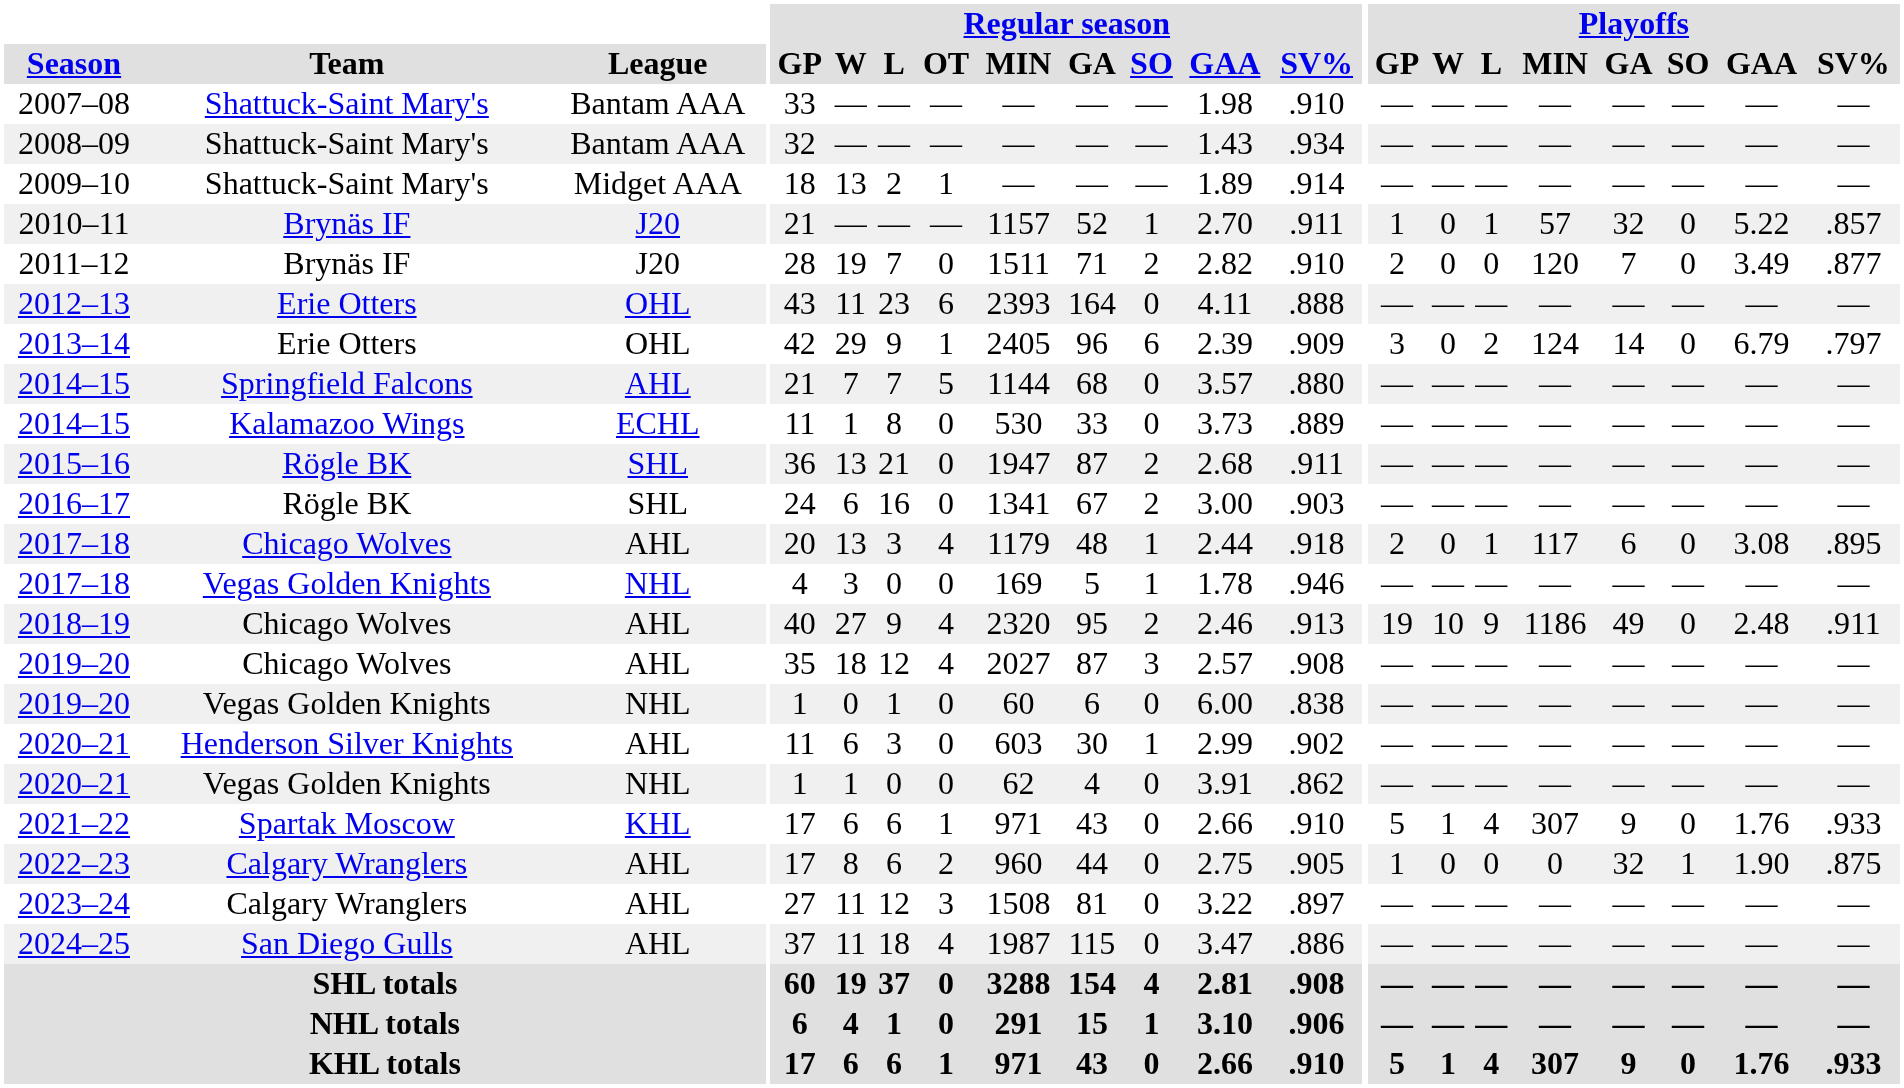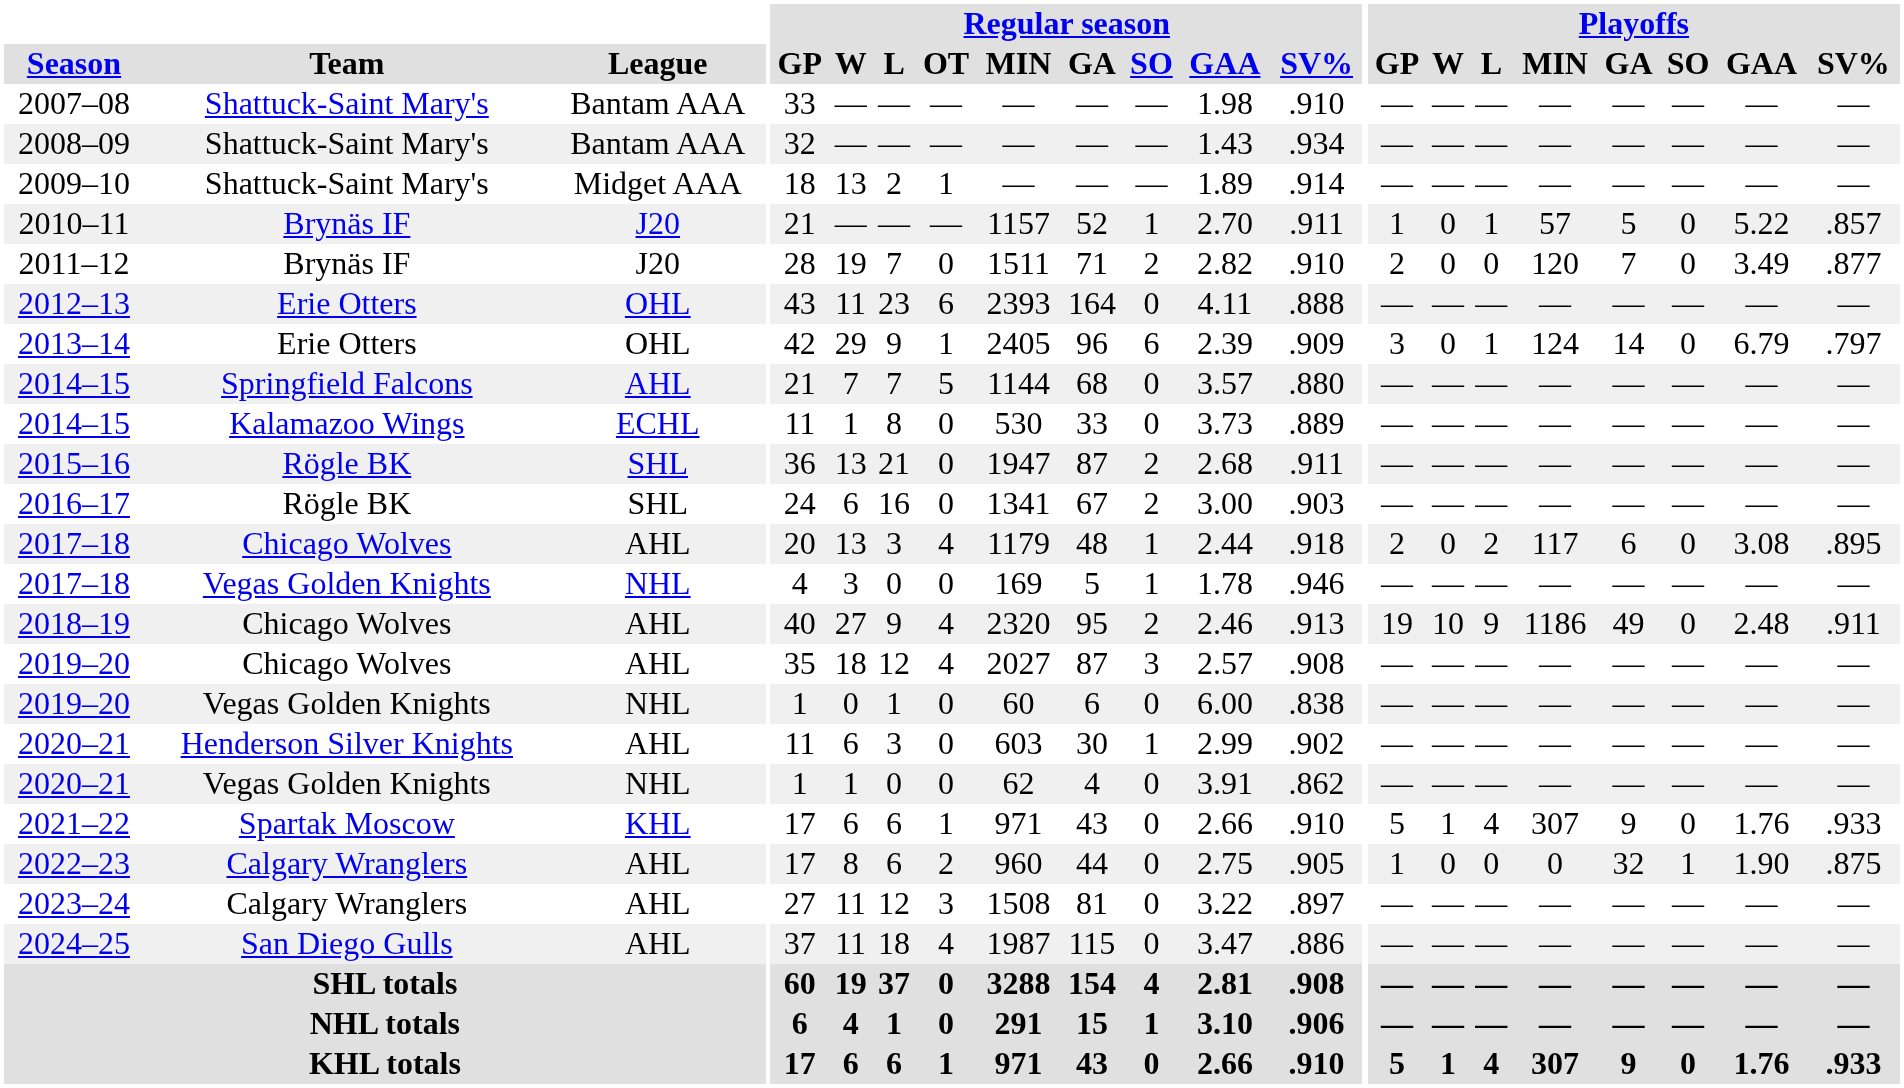(1628, 223) 32 -> (1628, 223) 5
(1491, 343) 2 -> (1491, 343) 1
(1491, 543) 1 -> (1491, 543) 2
